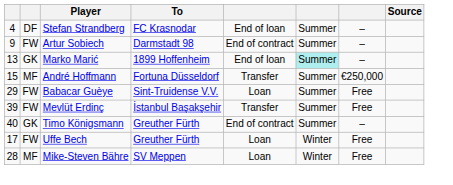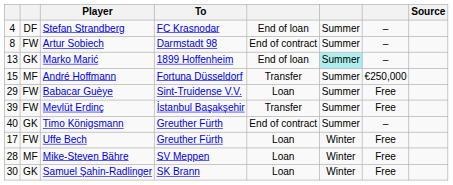(12, 44) 9 -> (12, 44) 8
+ row: (97, 172)
